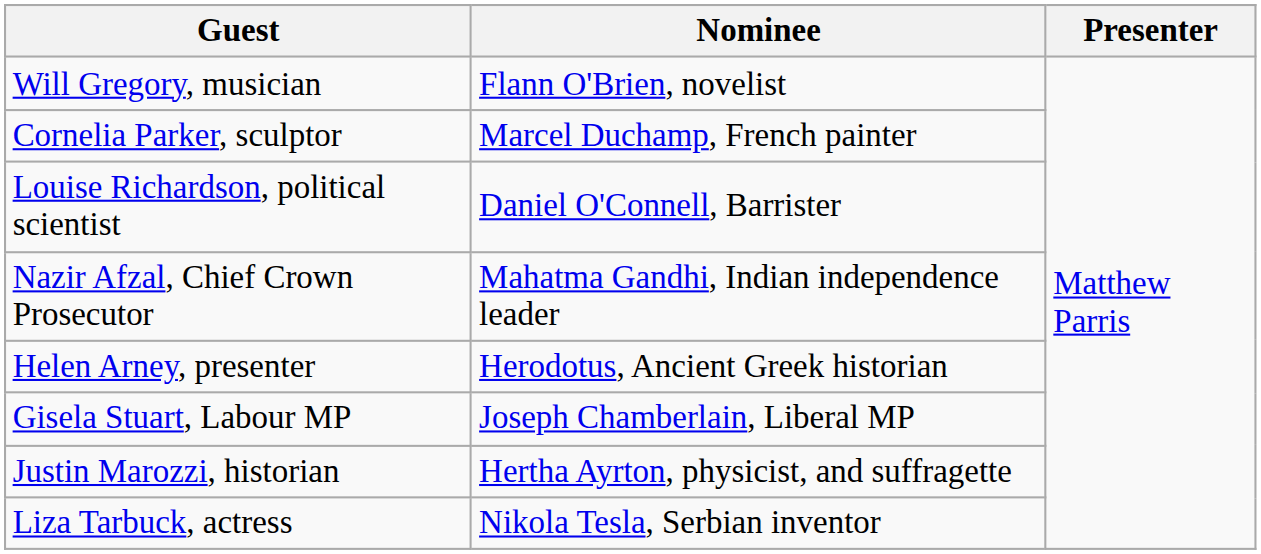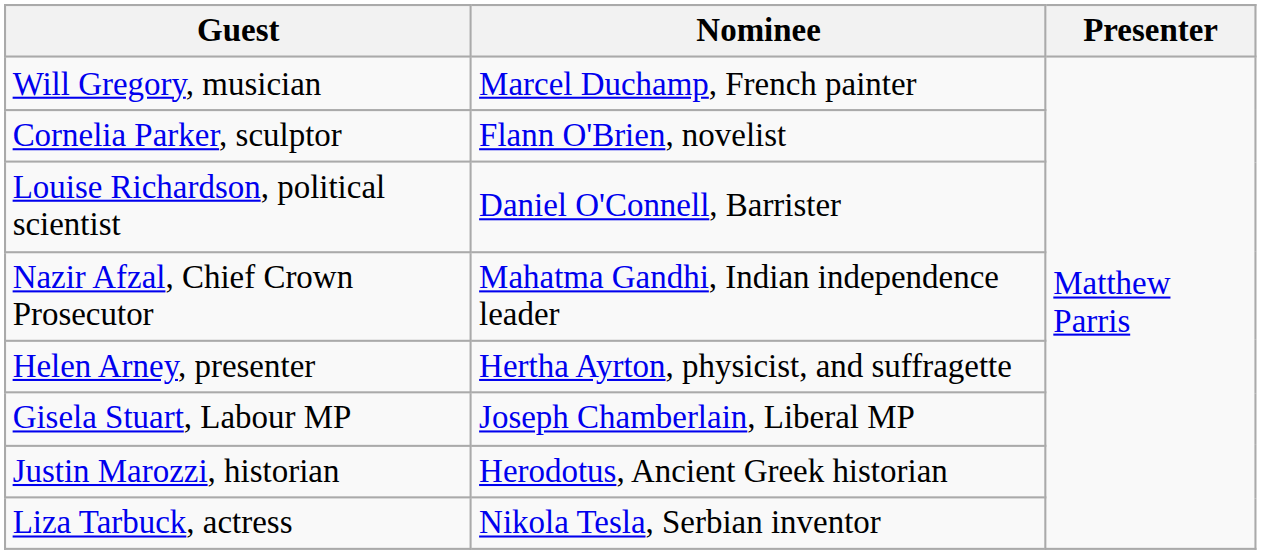(633, 82) Flann O'Brien, novelist -> (698, 82) Marcel Duchamp, French painter
(698, 135) Marcel Duchamp, French painter -> (633, 135) Flann O'Brien, novelist
(713, 366) Herodotus, Ancient Greek historian -> (745, 366) Hertha Ayrton, physicist, and suffragette
(745, 470) Hertha Ayrton, physicist, and suffragette -> (713, 470) Herodotus, Ancient Greek historian
